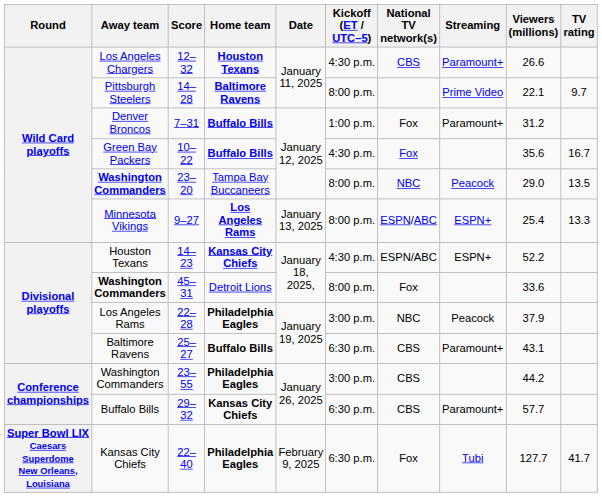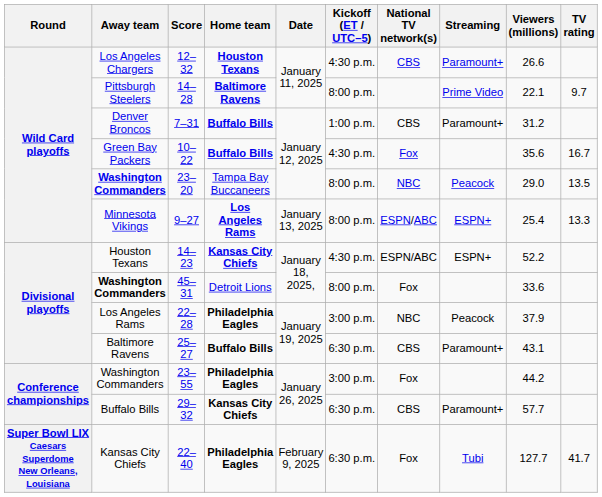(409, 123) Fox -> (409, 123) CBS
(409, 378) CBS -> (409, 378) Fox
